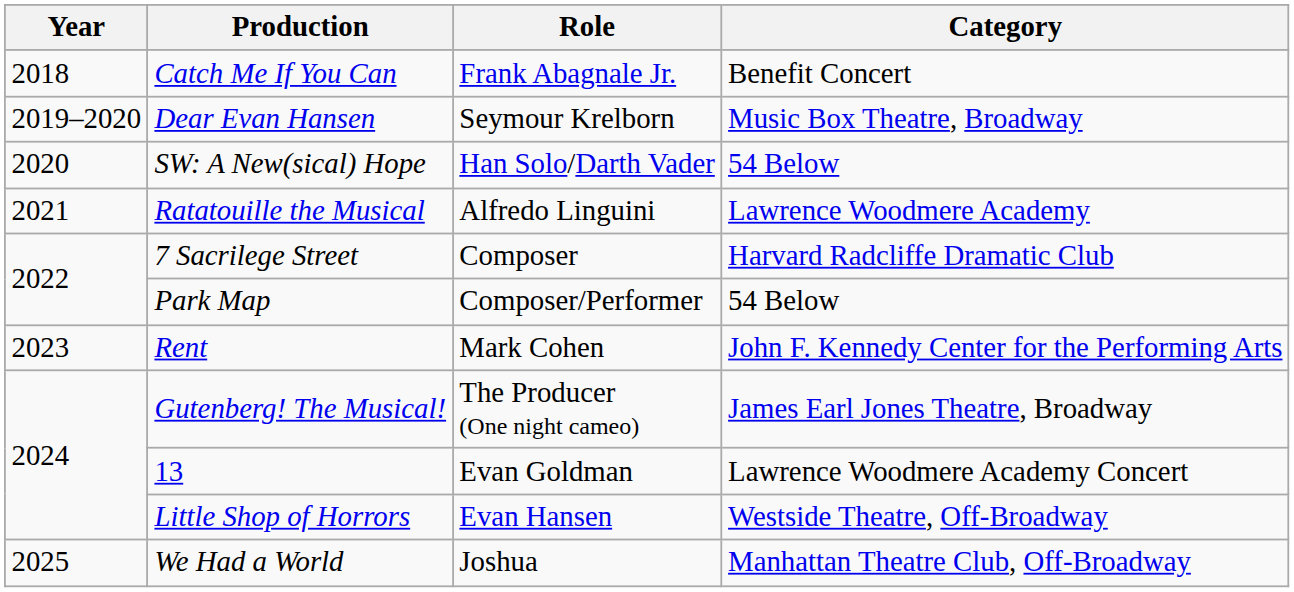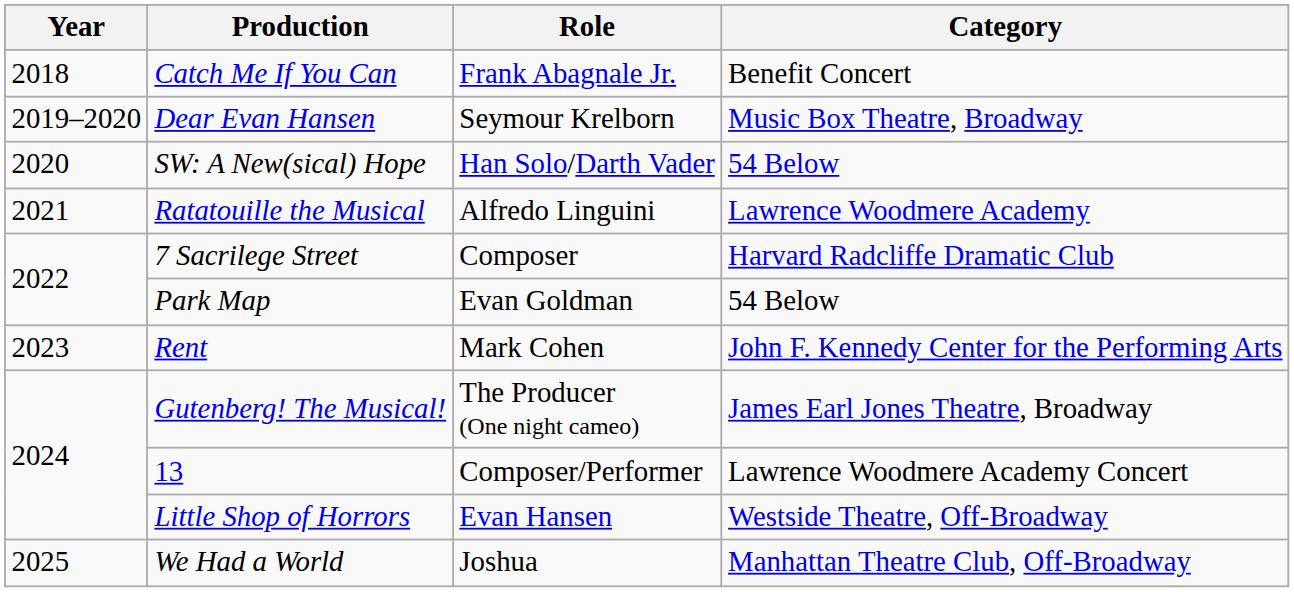(581, 301) Composer/Performer -> (546, 301) Evan Goldman
(546, 470) Evan Goldman -> (581, 470) Composer/Performer
